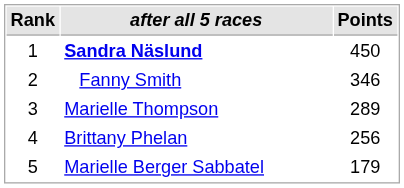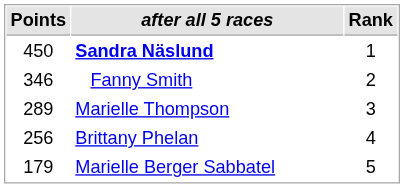columns swapped: (33, 21) <-> (365, 21)
